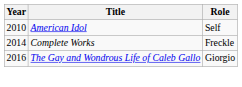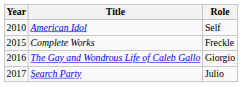(16, 43) 2014 -> (16, 43) 2015
+ row: (56, 74)
